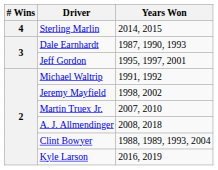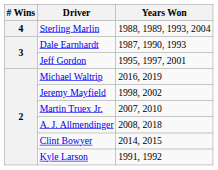(140, 28) 2014, 2015 -> (164, 28) 1988, 1989, 1993, 2004
(140, 76) 1991, 1992 -> (140, 76) 2016, 2019
(164, 141) 1988, 1989, 1993, 2004 -> (140, 141) 2014, 2015
(140, 157) 2016, 2019 -> (140, 157) 1991, 1992
